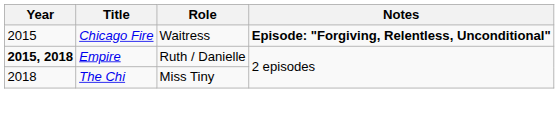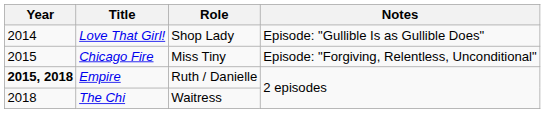+ row: (122, 35)
(185, 35) Waitress -> (199, 56) Miss Tiny
(401, 35) bold -> (400, 56) normal
(187, 77) Miss Tiny -> (197, 98) Waitress
